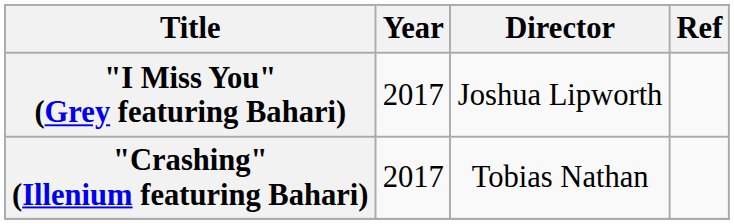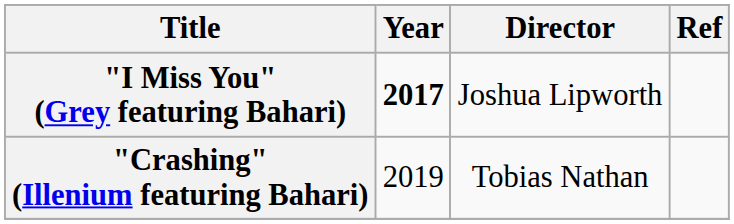(413, 94) normal -> (413, 94) bold
(413, 177) 2017 -> (413, 177) 2019
